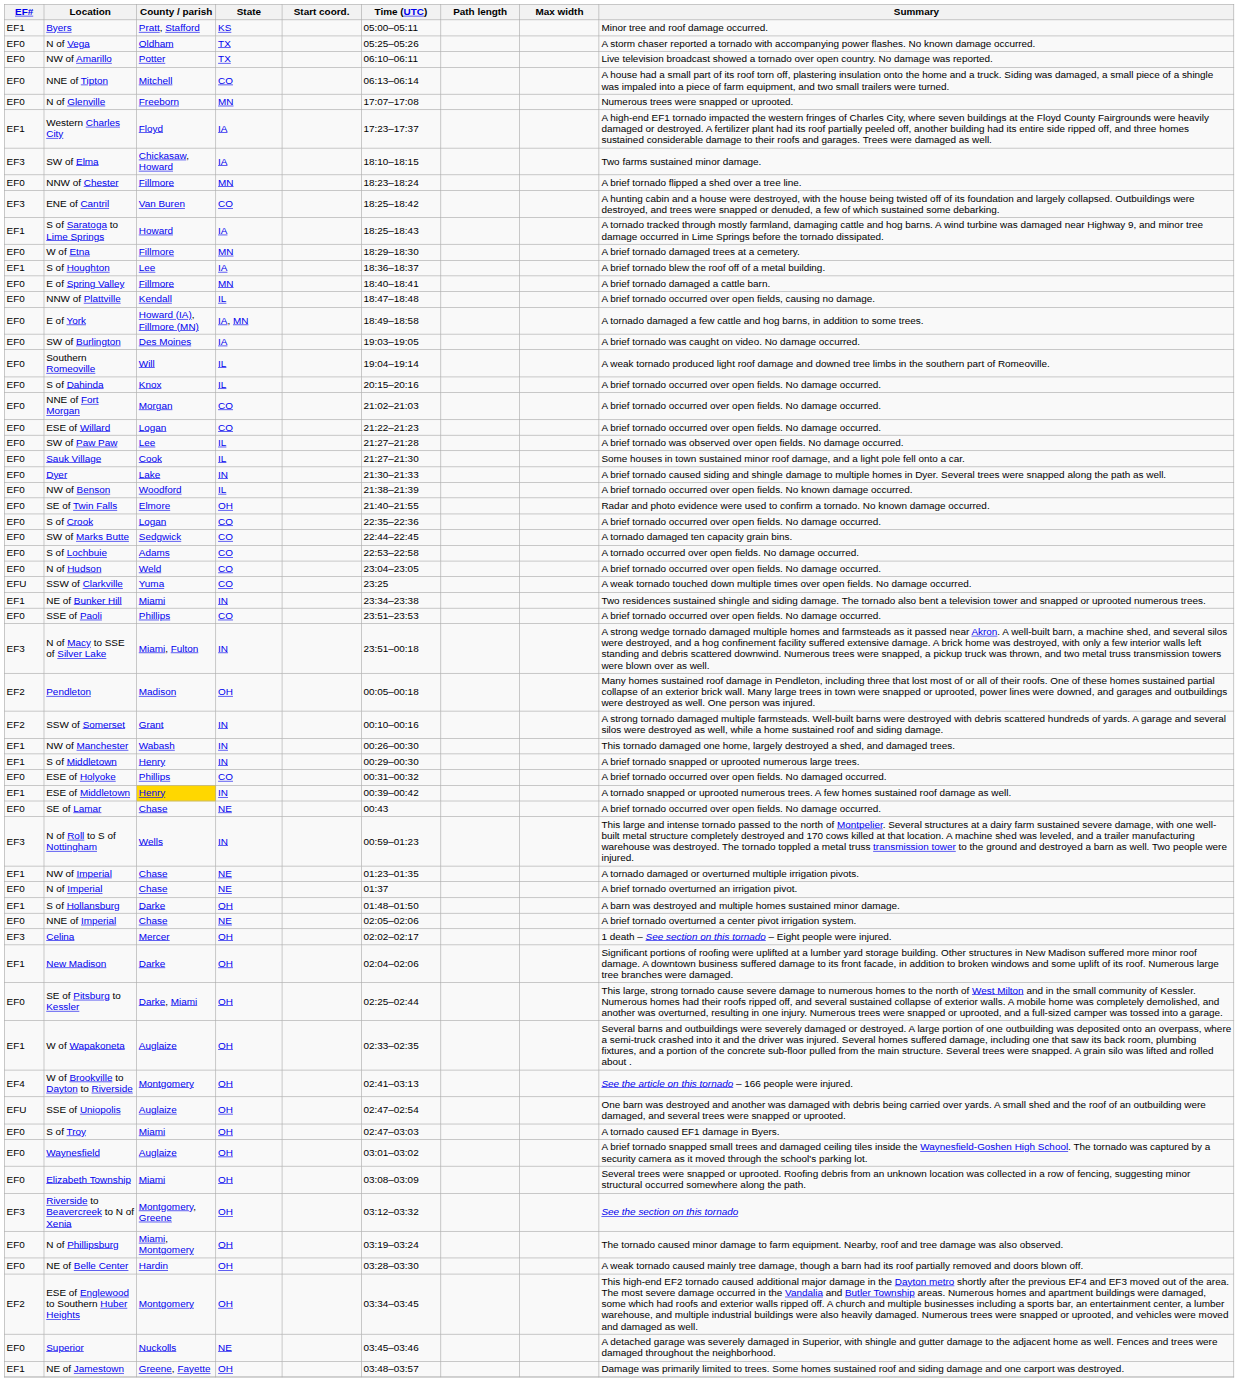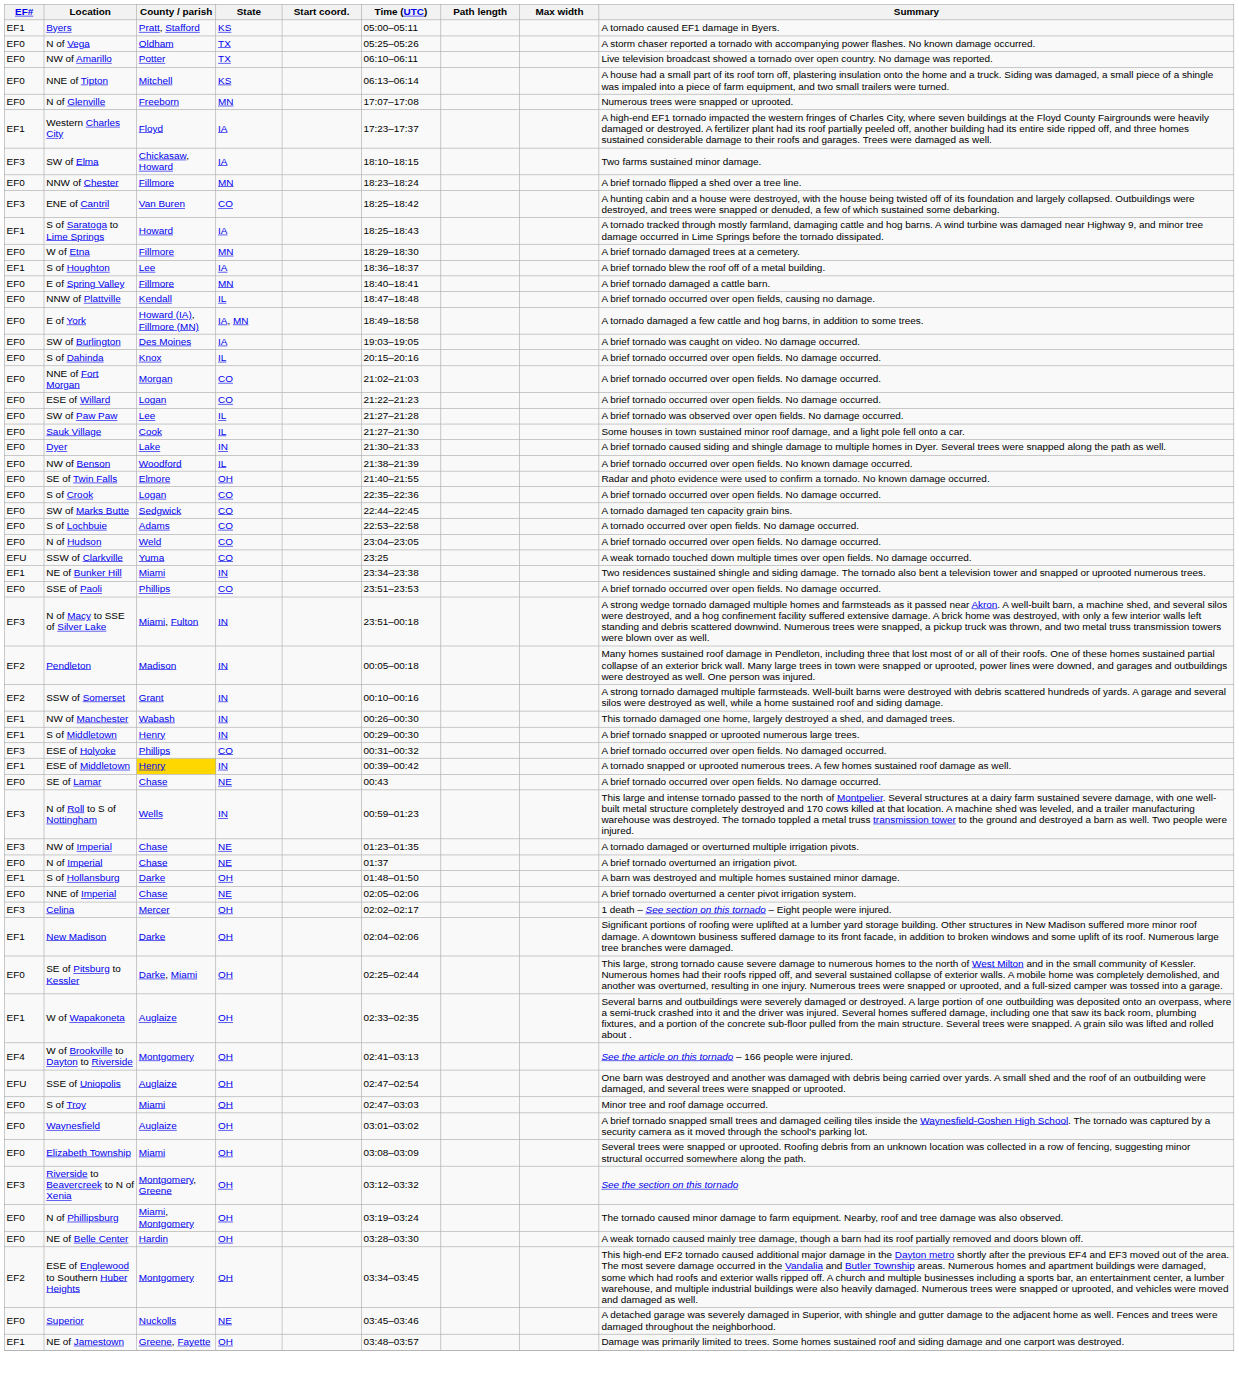(685, 28) Minor tree and roof damage occurred. -> (690, 28) A tornado caused EF1 damage in Byers.
(226, 80) CO -> (225, 80) KS
- row: (71, 363)
(226, 692) OH -> (223, 665) IN
(16, 777) EF0 -> (16, 750) EF3
(16, 874) EF1 -> (16, 847) EF3
(690, 1131) A tornado caused EF1 damage in Byers. -> (685, 1104) Minor tree and roof damage occurred.
